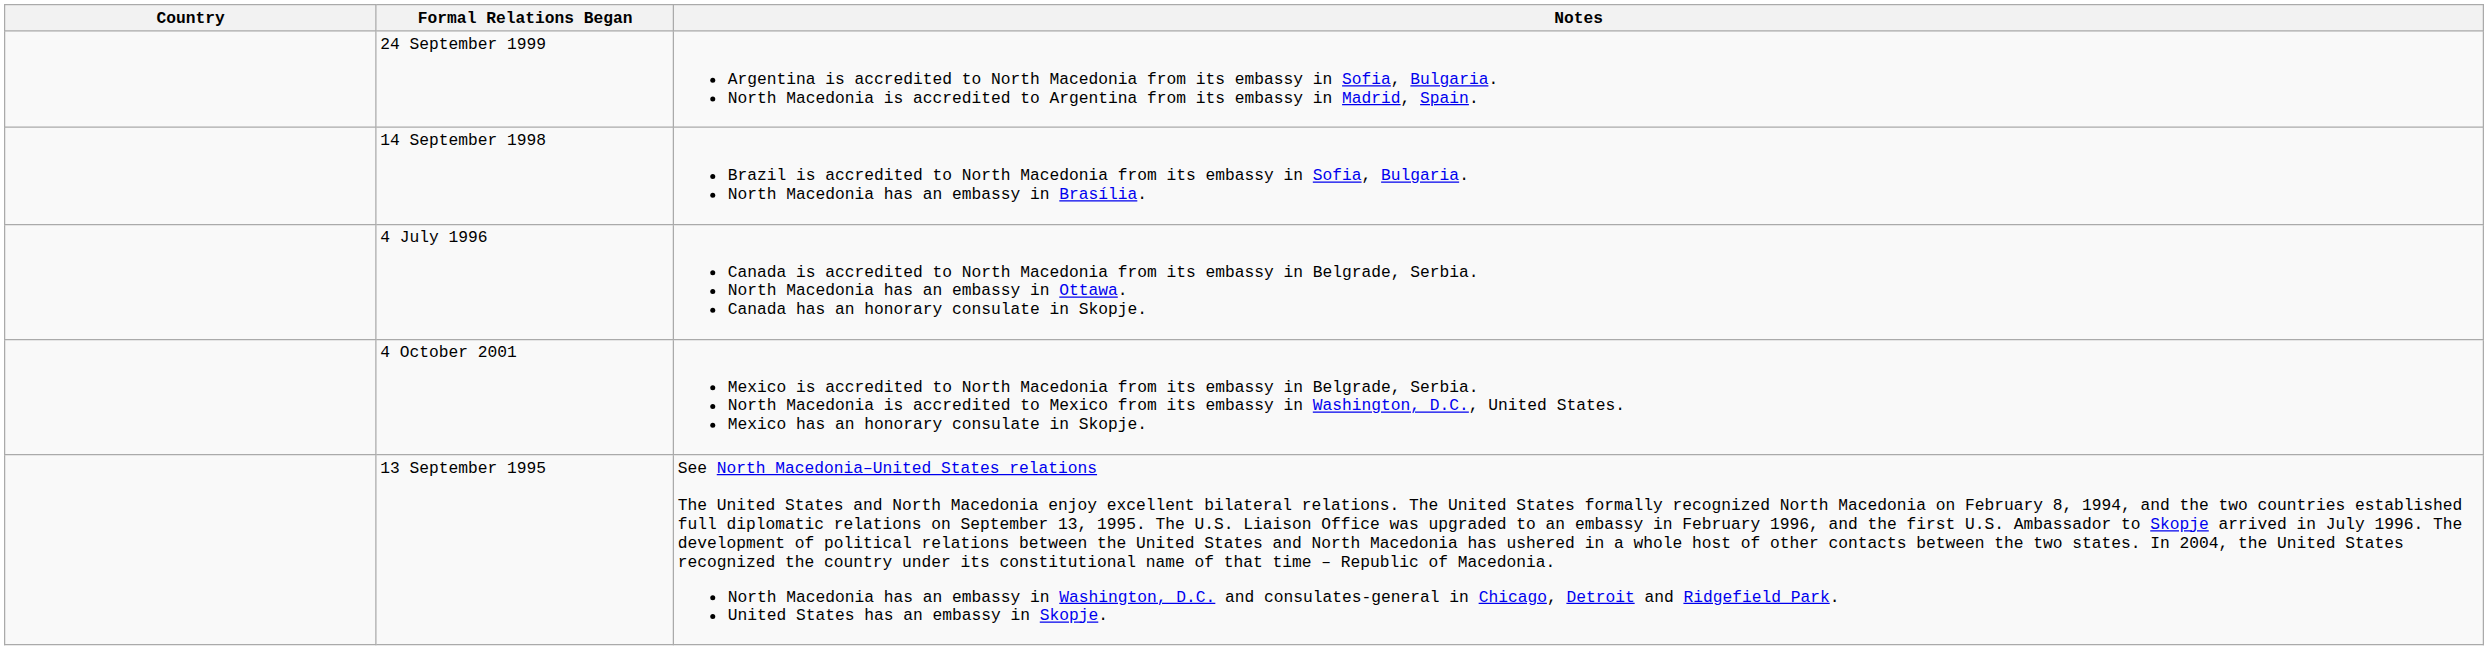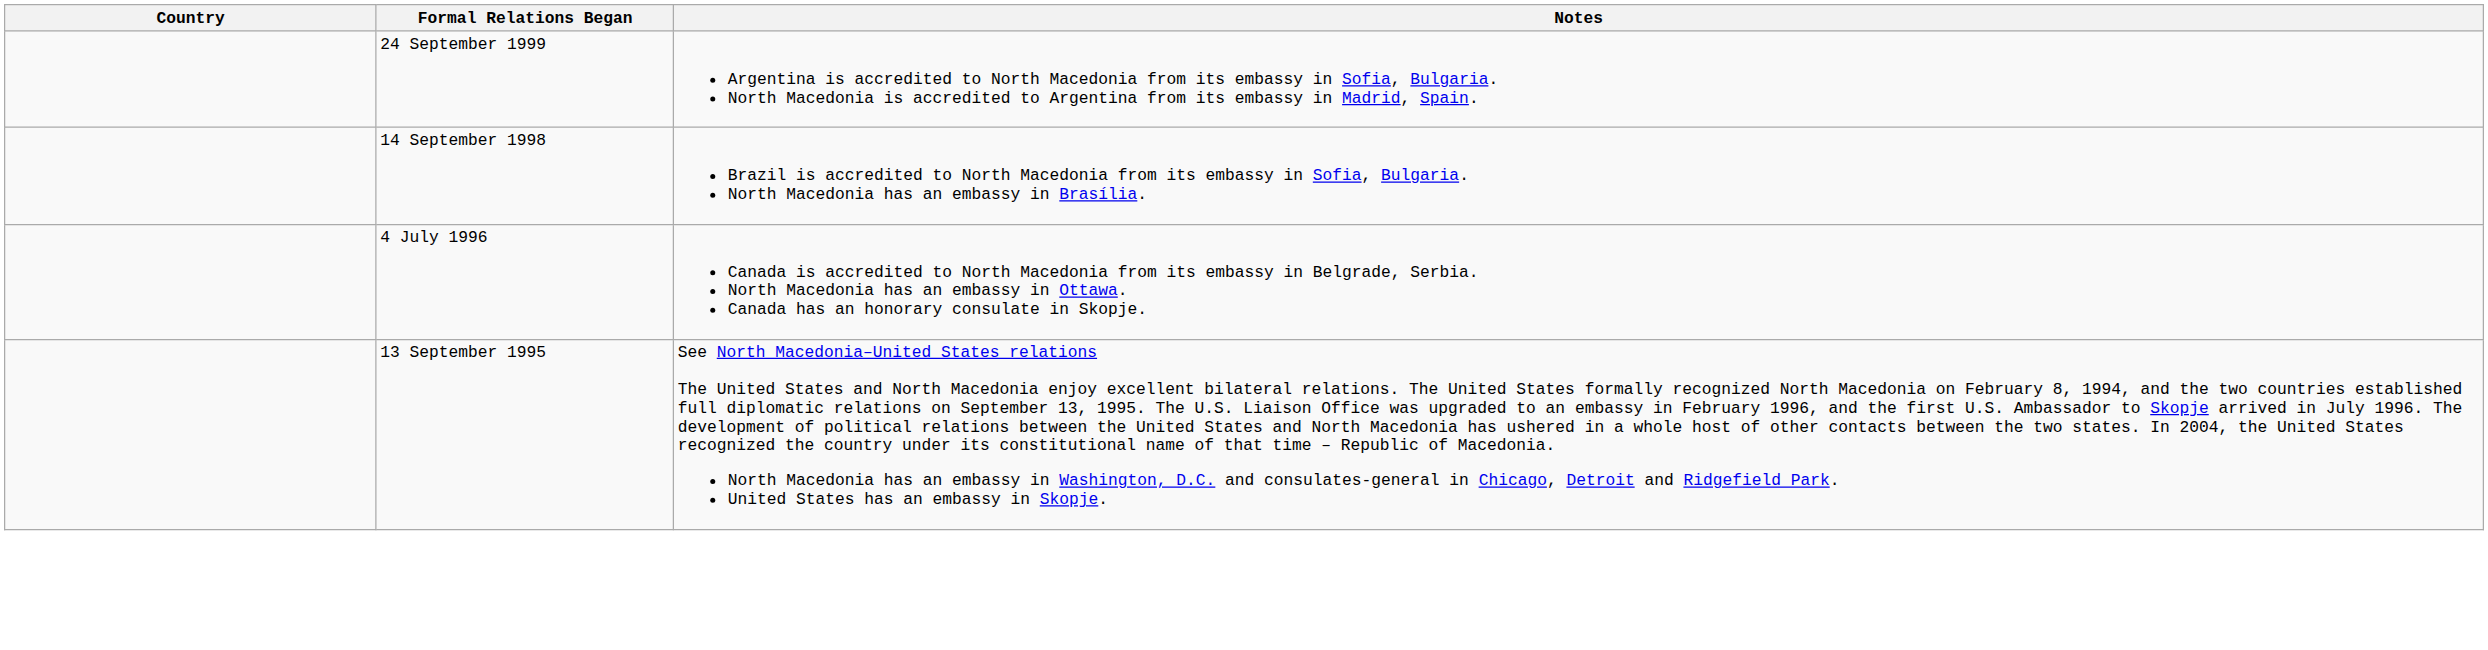- row: (449, 353)
